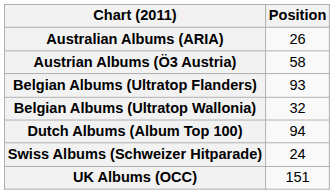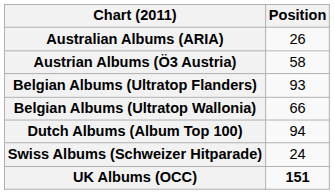(298, 108) 32 -> (298, 108) 66
(298, 177) normal -> (298, 177) bold
